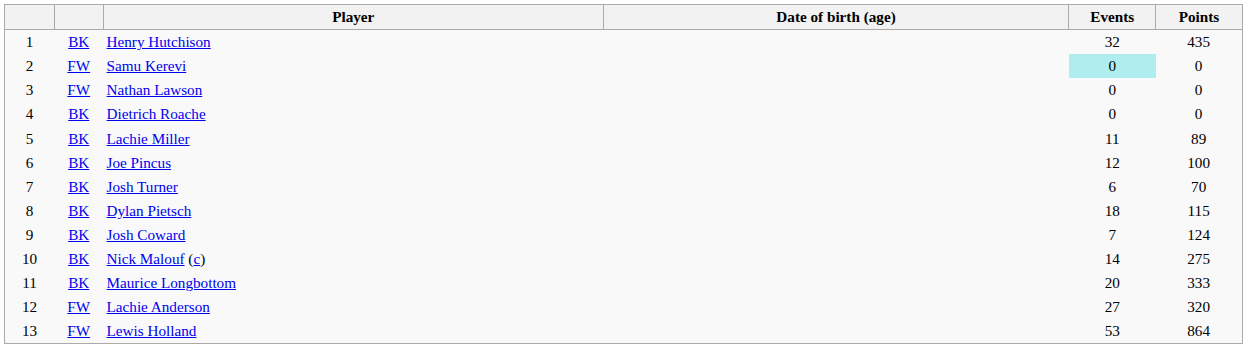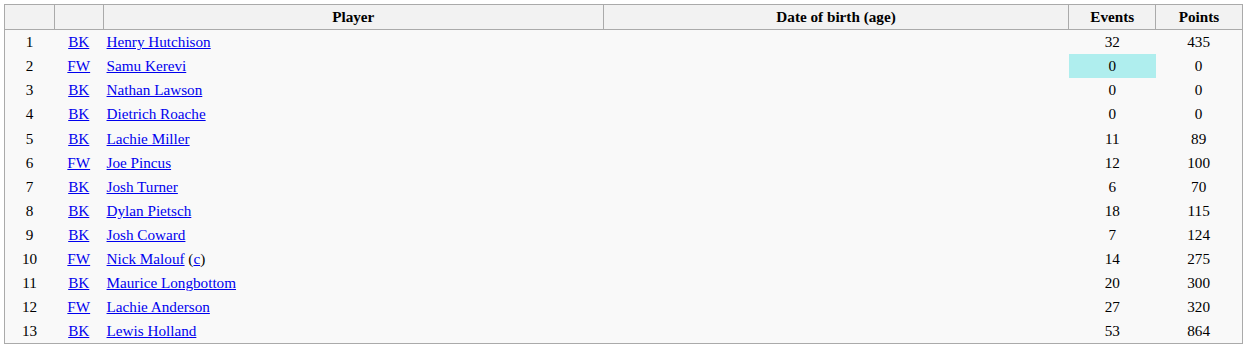(79, 90) FW -> (79, 90) BK
(79, 162) BK -> (79, 162) FW
(79, 258) BK -> (79, 258) FW
(1199, 282) 333 -> (1199, 282) 300
(79, 331) FW -> (79, 331) BK
